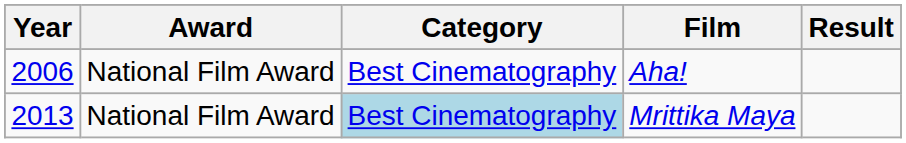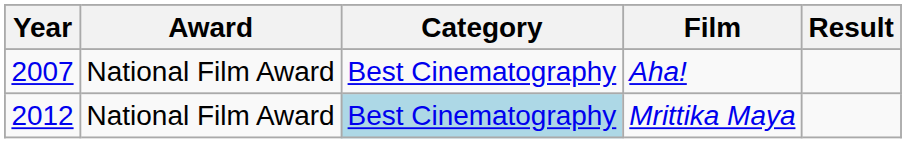(43, 72) 2006 -> (43, 72) 2007
(43, 116) 2013 -> (43, 116) 2012
